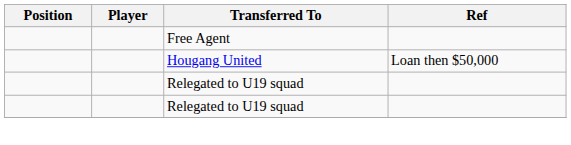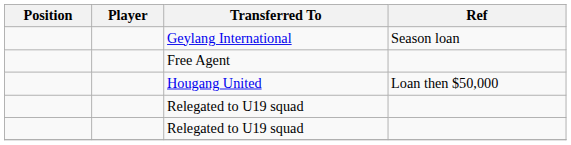+ row: (229, 38)
